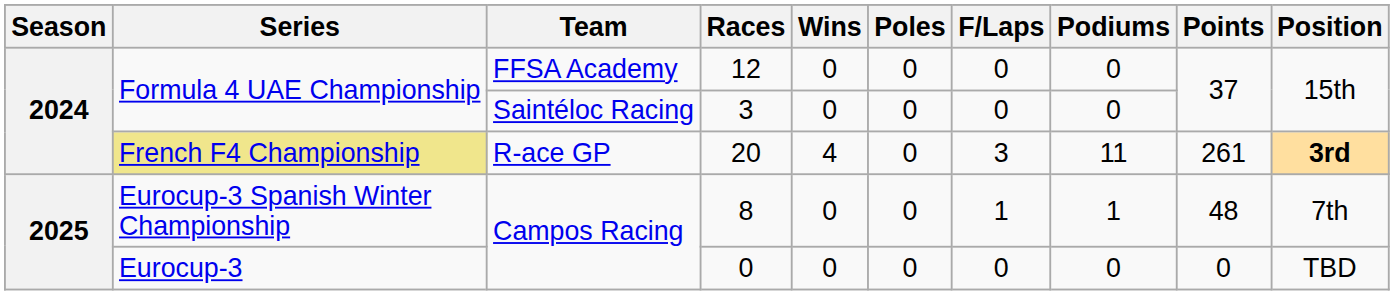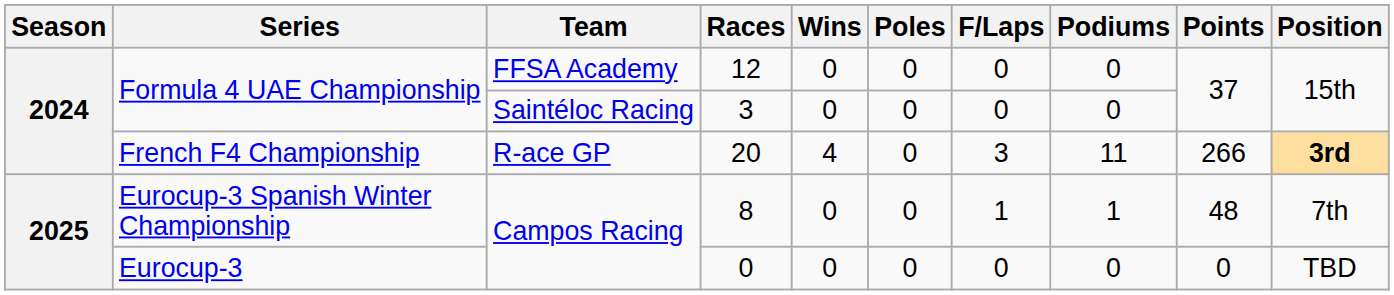(269, 153) khaki background -> (269, 153) no background
(1224, 153) 261 -> (1224, 153) 266
